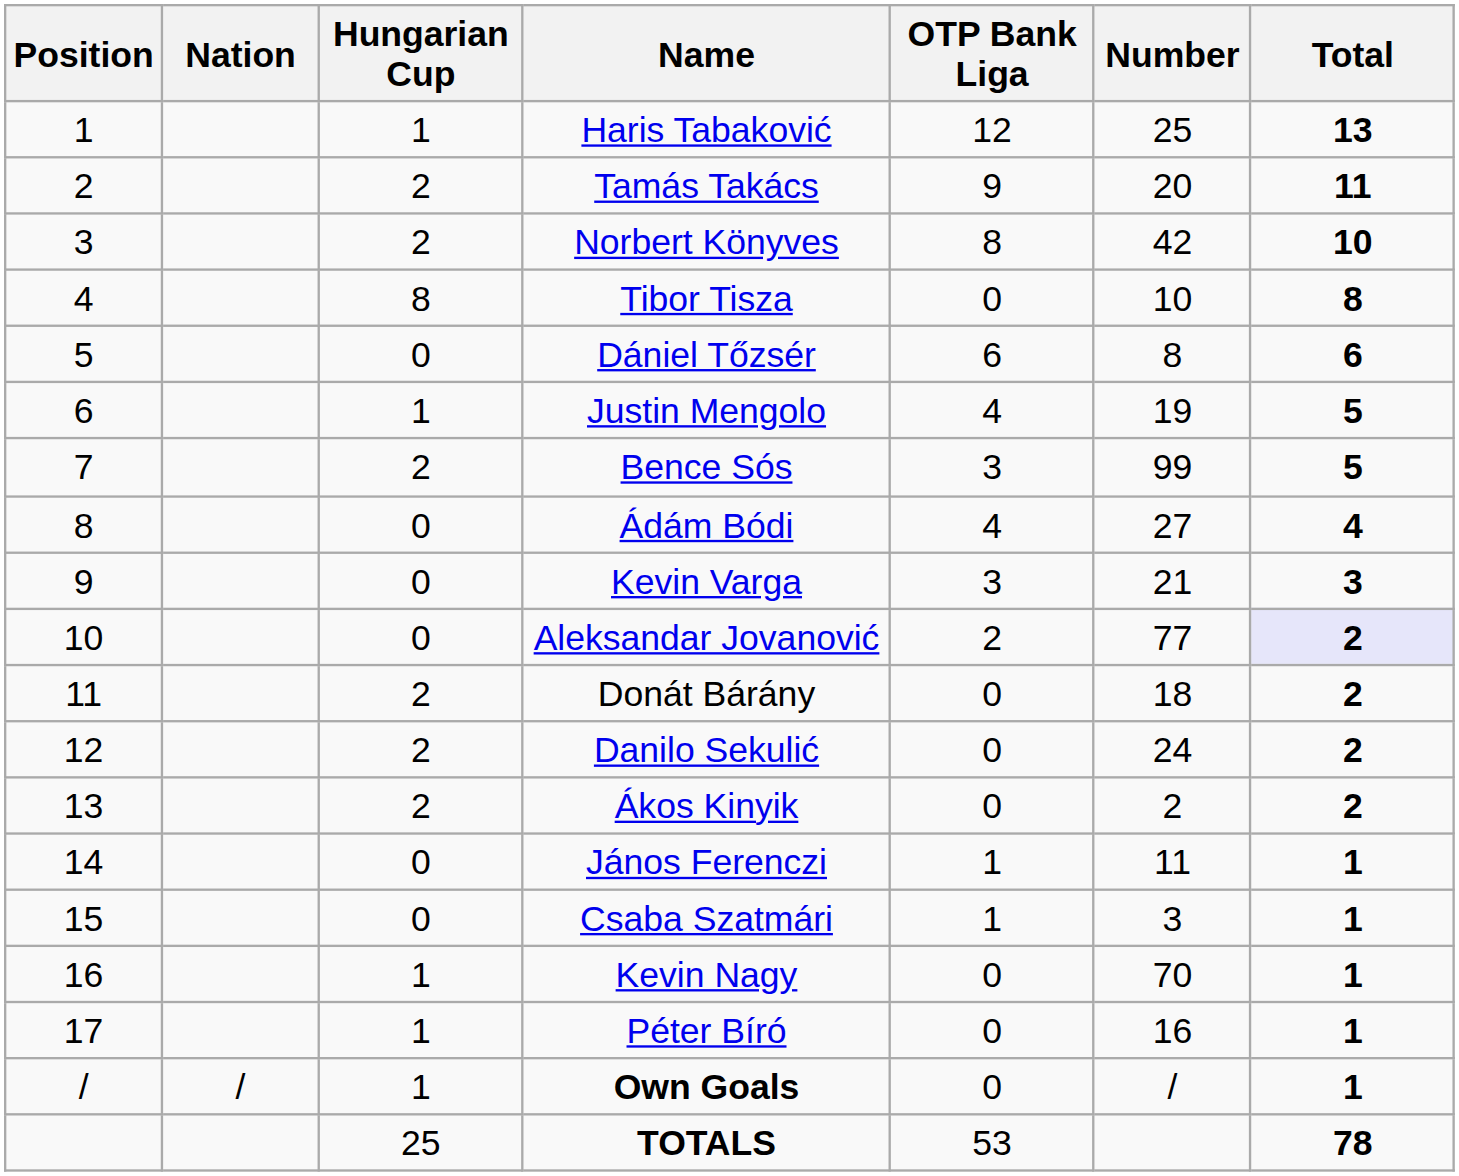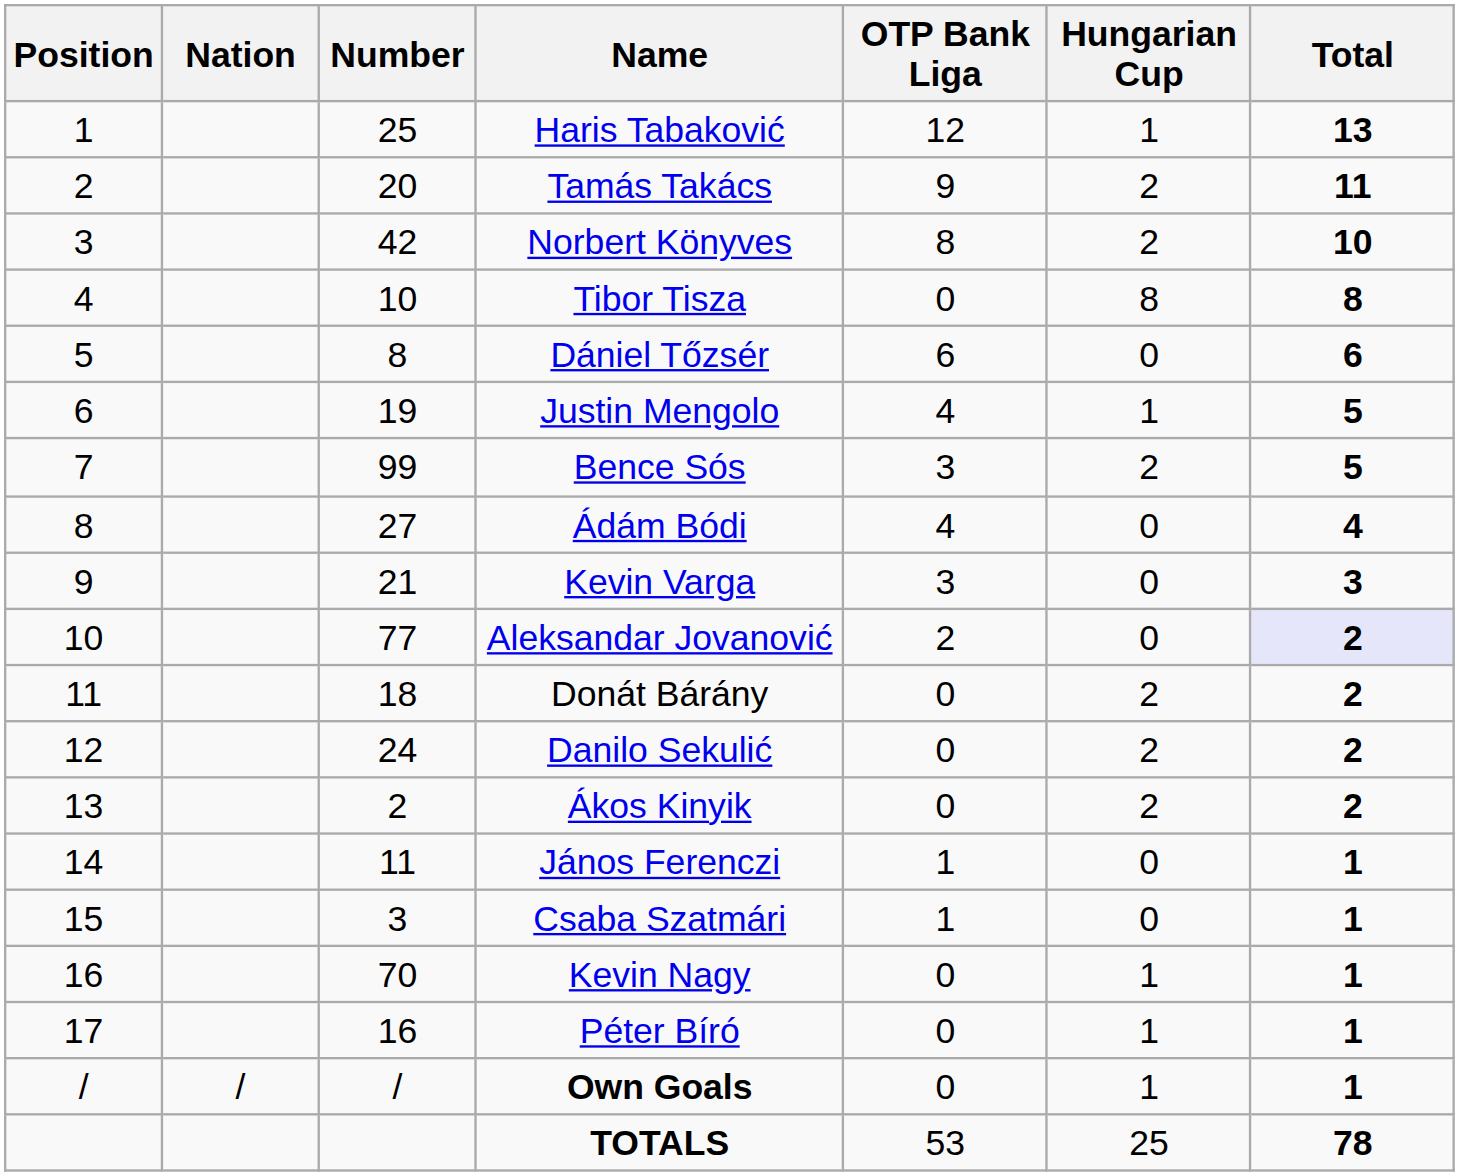columns swapped: (1172, 53) <-> (421, 53)
